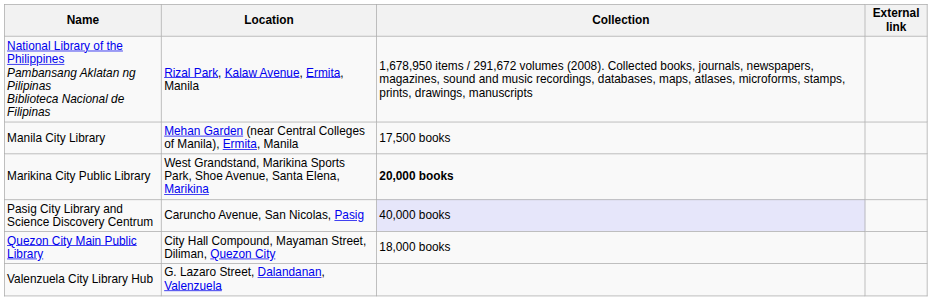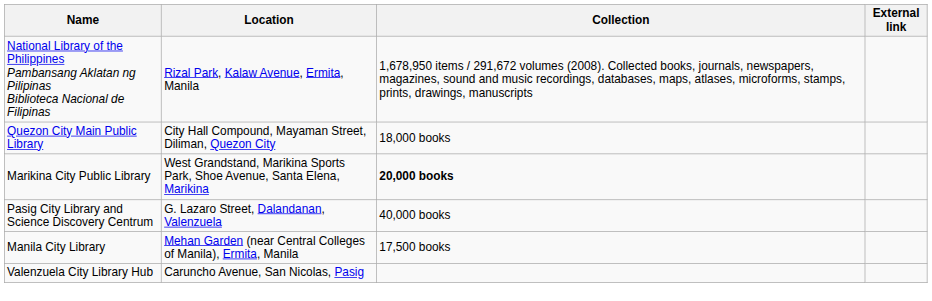rows swapped: (56, 138) <-> (72, 247)
(264, 215) Caruncho Avenue, San Nicolas, Pasig -> (244, 215) G. Lazaro Street, Dalandanan, Valenzuela
(415, 215) lavender background -> (415, 215) no background
(244, 279) G. Lazaro Street, Dalandanan, Valenzuela -> (264, 273) Caruncho Avenue, San Nicolas, Pasig
